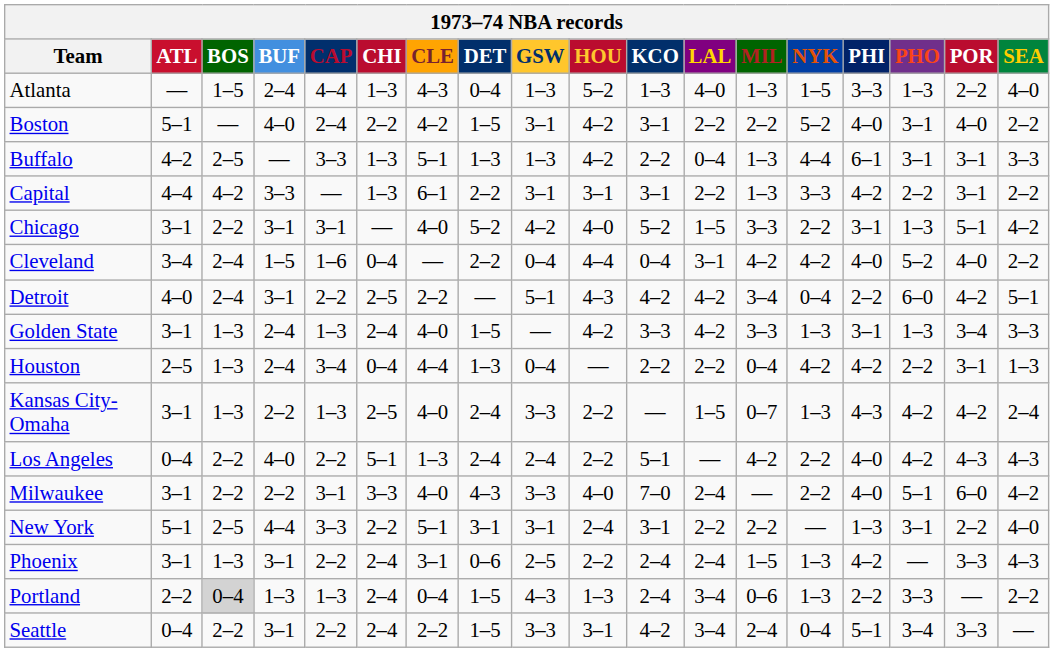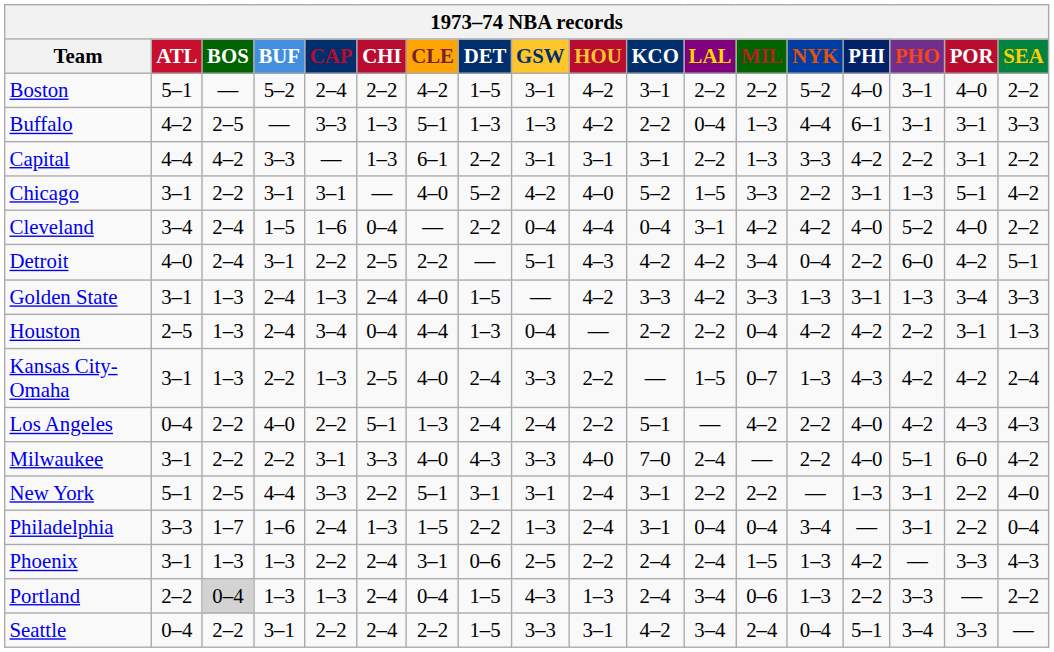- row: (40, 90)
(279, 124) 4–0 -> (279, 90) 5–2
+ row: (62, 527)
(279, 561) 3–1 -> (279, 561) 1–3
